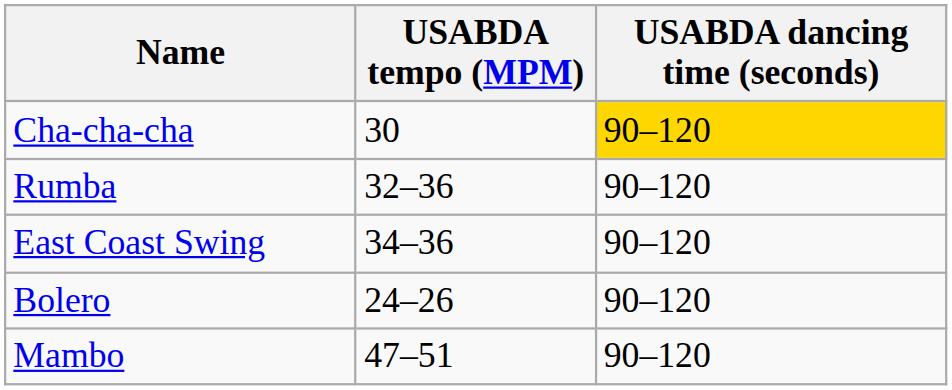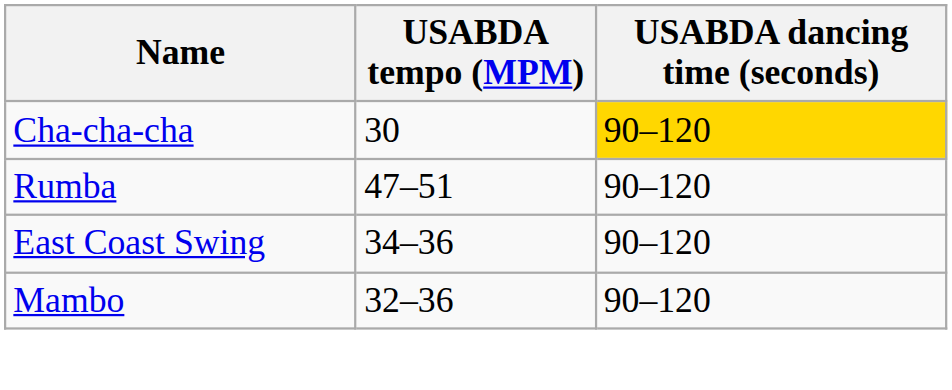(409, 186) 32–36 -> (409, 186) 47–51
- row: (62, 299)
(409, 355) 47–51 -> (409, 299) 32–36
